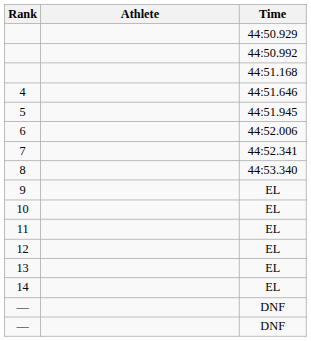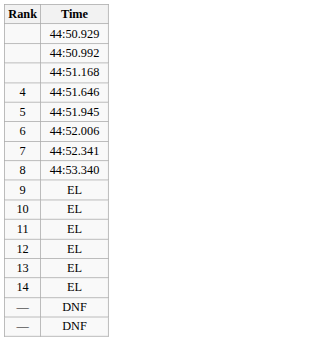- column: (140, 14)
